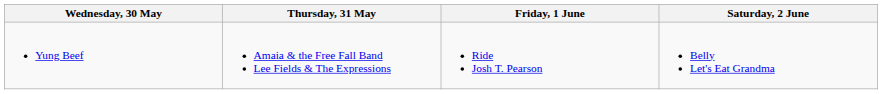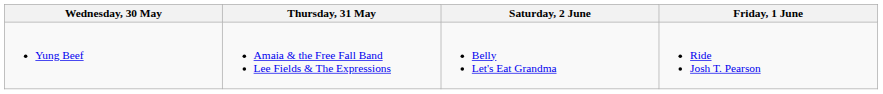columns swapped: (550, 13) <-> (768, 13)
